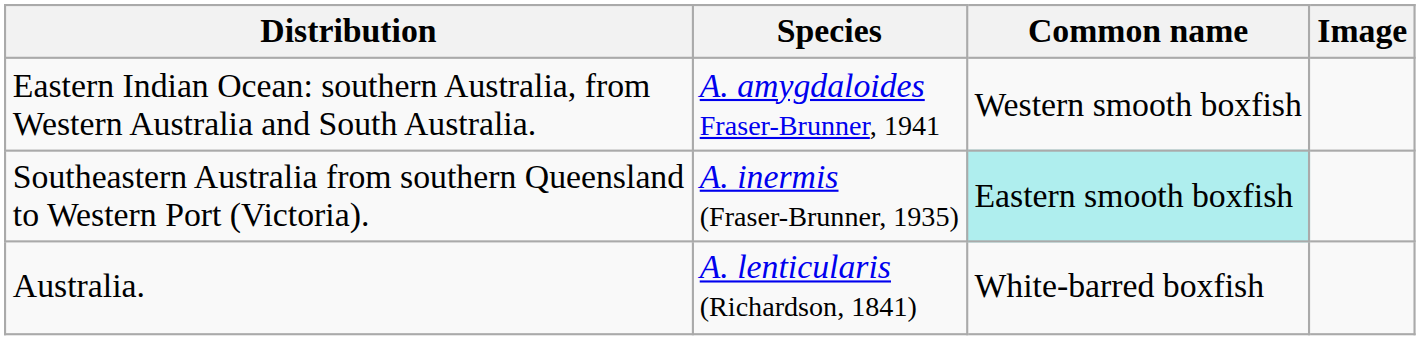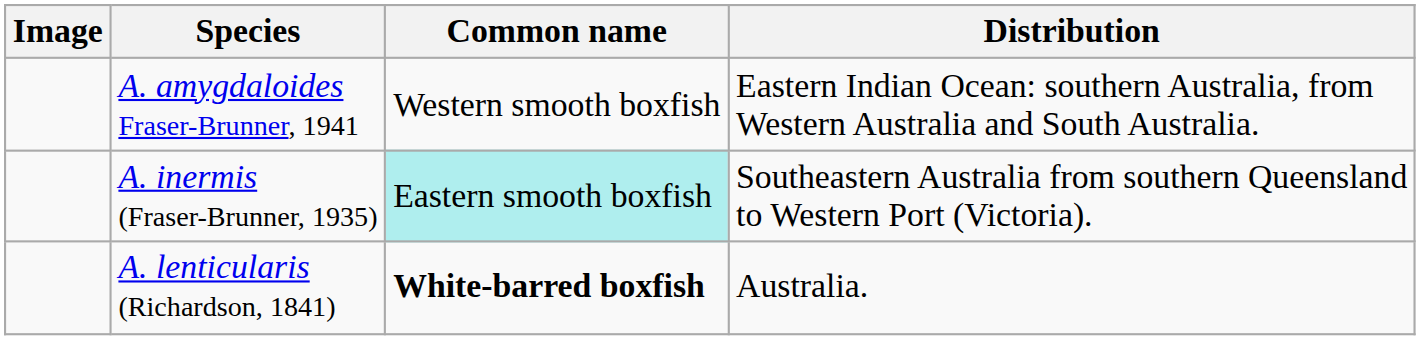columns swapped: (1362, 31) <-> (348, 31)
(1119, 286) normal -> (549, 286) bold
